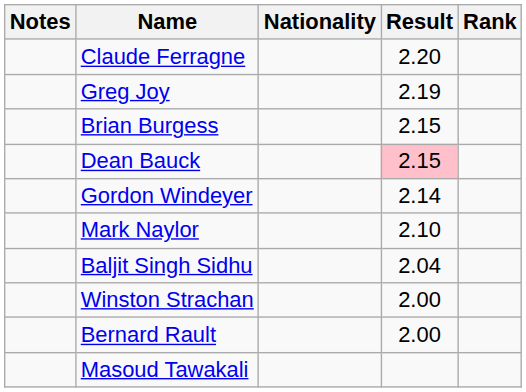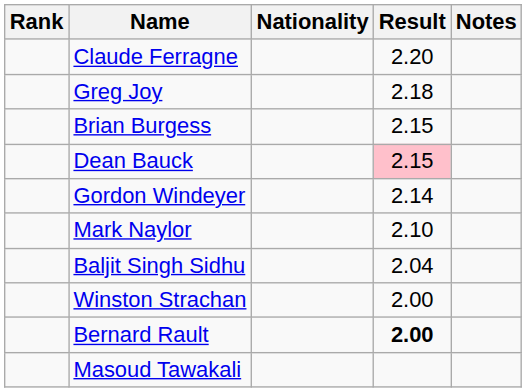columns swapped: (490, 21) <-> (40, 21)
(420, 91) 2.19 -> (412, 91) 2.18
(420, 334) normal -> (412, 334) bold
